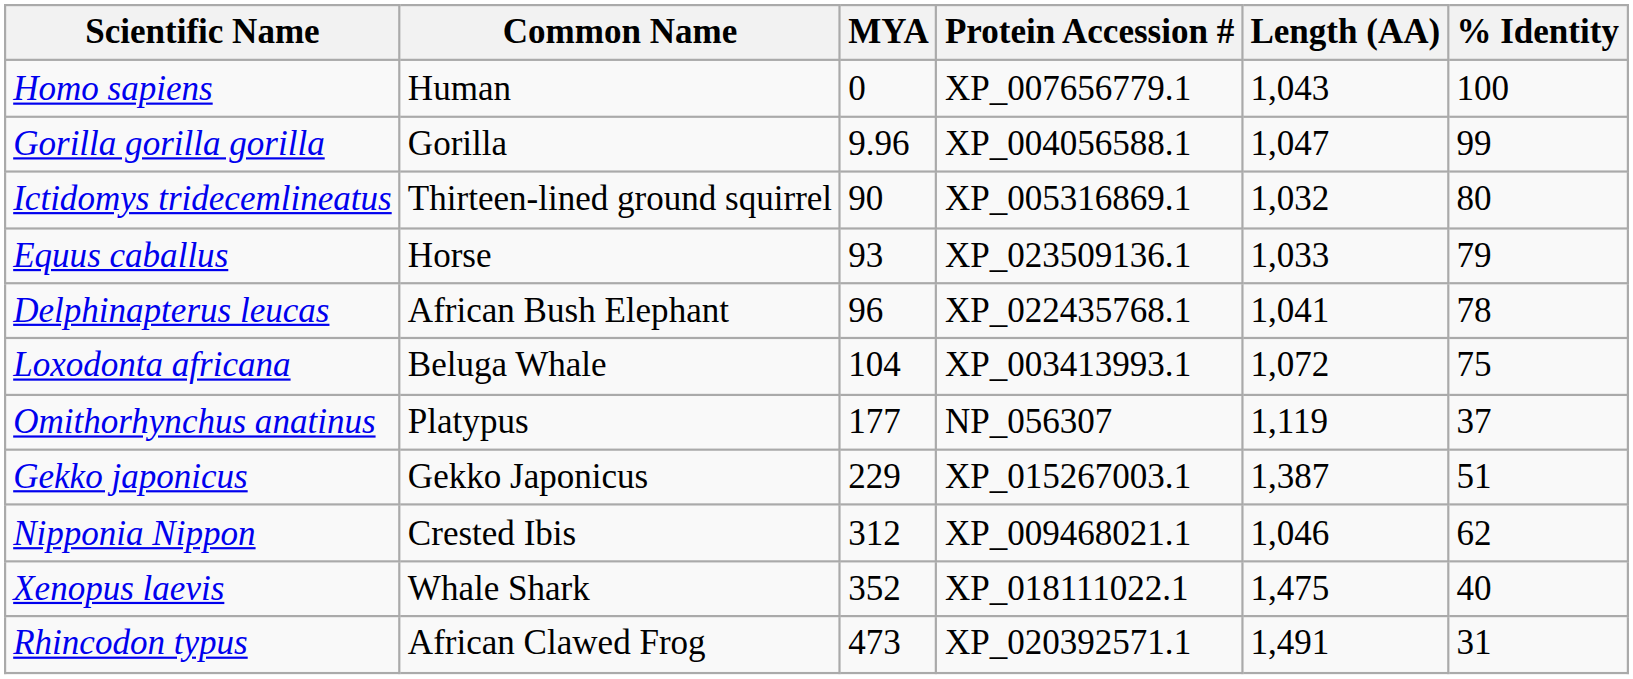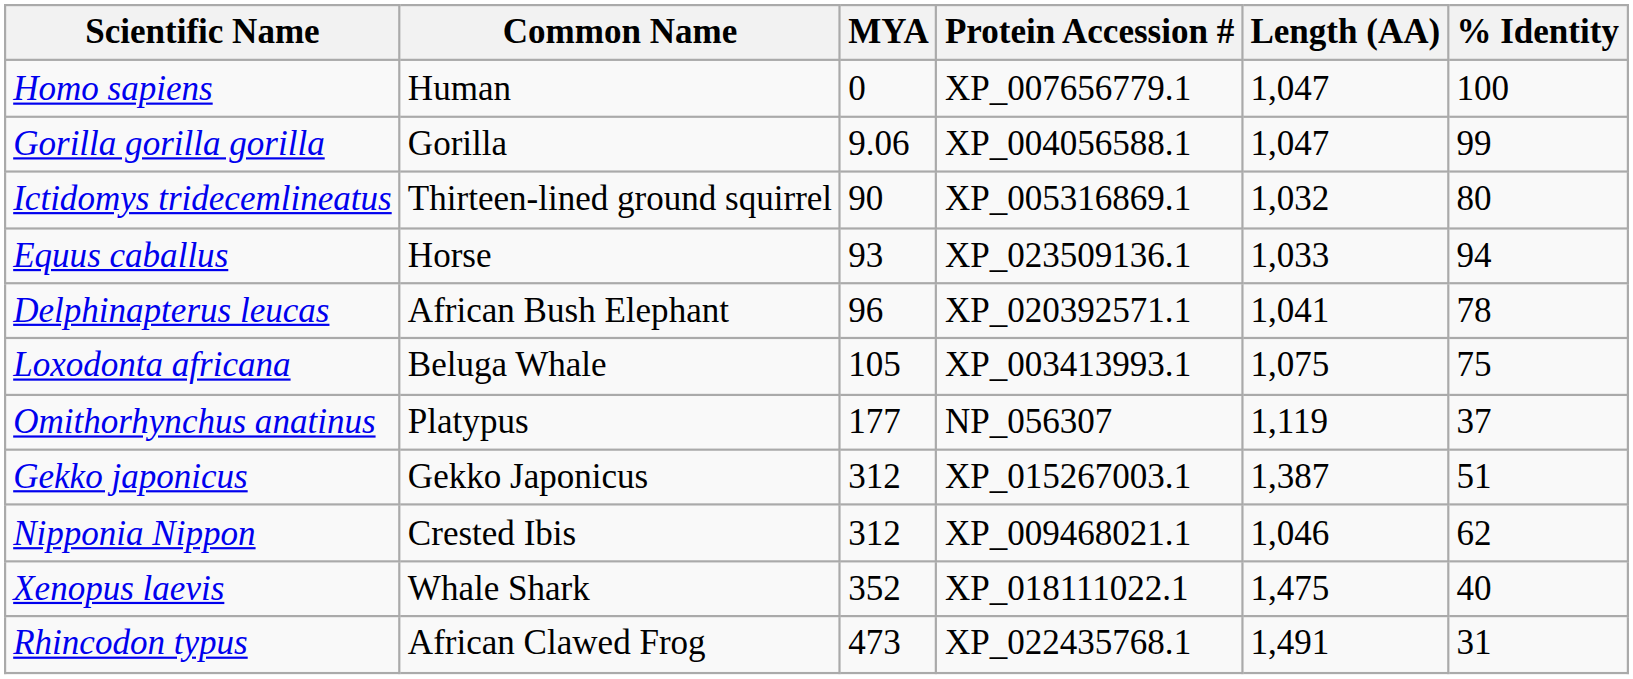(1290, 87) 1,043 -> (1290, 87) 1,047
(879, 143) 9.96 -> (879, 143) 9.06
(1474, 254) 79 -> (1474, 254) 94
(1068, 310) XP_022435768.1 -> (1068, 310) XP_020392571.1
(875, 365) 104 -> (875, 365) 105
(1290, 365) 1,072 -> (1290, 365) 1,075
(875, 476) 229 -> (875, 476) 312
(1068, 643) XP_020392571.1 -> (1068, 643) XP_022435768.1
